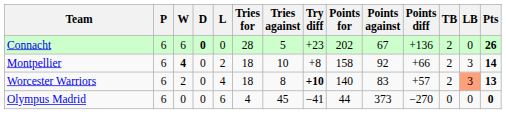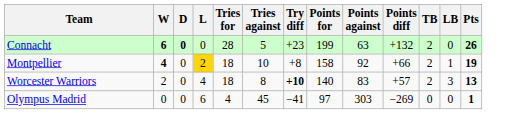- column: (164, 20)
(183, 44) normal -> (164, 44) bold
(344, 44) 202 -> (325, 44) 199
(383, 44) 67 -> (363, 44) 63
(421, 44) +136 -> (401, 44) +132
(223, 63) no background -> (203, 63) gold background
(470, 63) 3 -> (450, 63) 1
(491, 63) 14 -> (471, 63) 19
(470, 81) lightsalmon background -> (450, 81) no background
(344, 99) 44 -> (325, 99) 97
(383, 99) 373 -> (363, 99) 303
(421, 99) −270 -> (401, 99) −269
(491, 99) 0 -> (471, 99) 1
